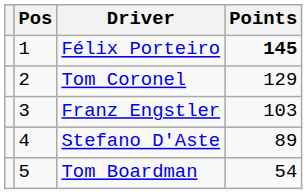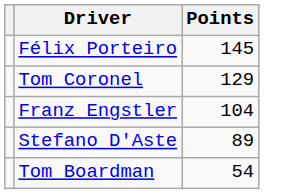- column: (35, 20)
(280, 51) bold -> (237, 51) normal
(280, 112) 103 -> (237, 112) 104
